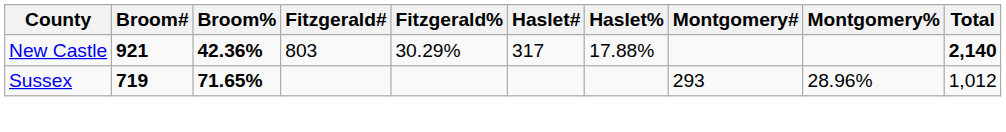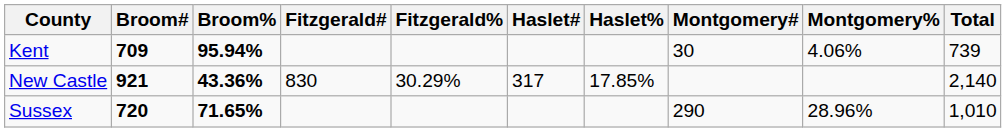+ row: (29, 50)
(230, 50) 42.36% -> (230, 80) 43.36%
(301, 50) 803 -> (301, 80) 830
(622, 50) 17.88% -> (622, 80) 17.85%
(973, 50) bold -> (973, 80) normal
(132, 80) 719 -> (132, 111) 720
(689, 80) 293 -> (689, 111) 290
(973, 80) 1,012 -> (973, 111) 1,010
